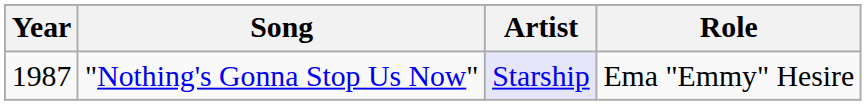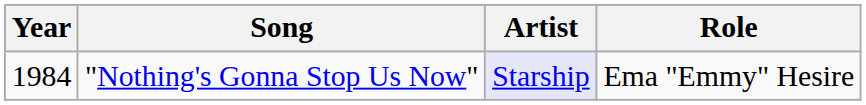(42, 75) 1987 -> (42, 75) 1984
